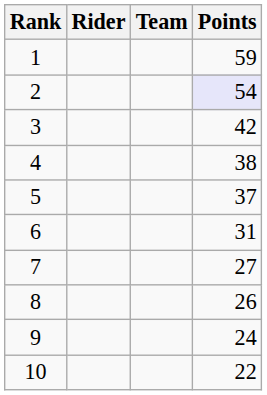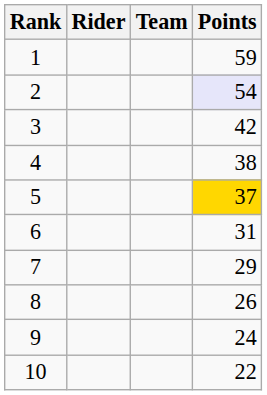(246, 197) no background -> (246, 197) gold background
(246, 267) 27 -> (246, 267) 29
